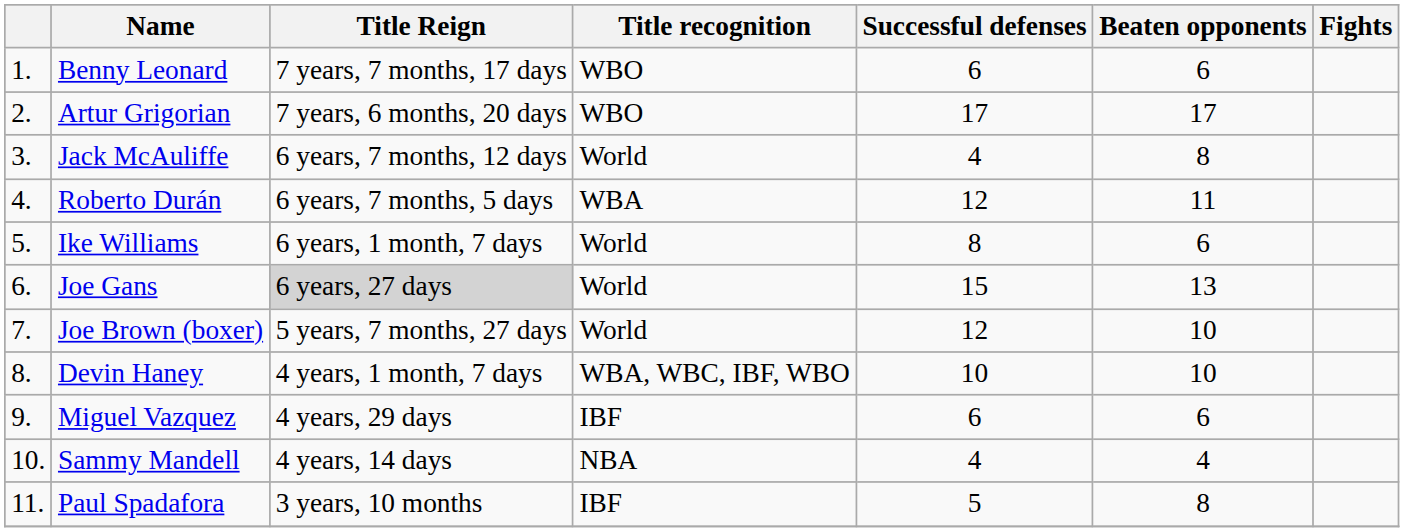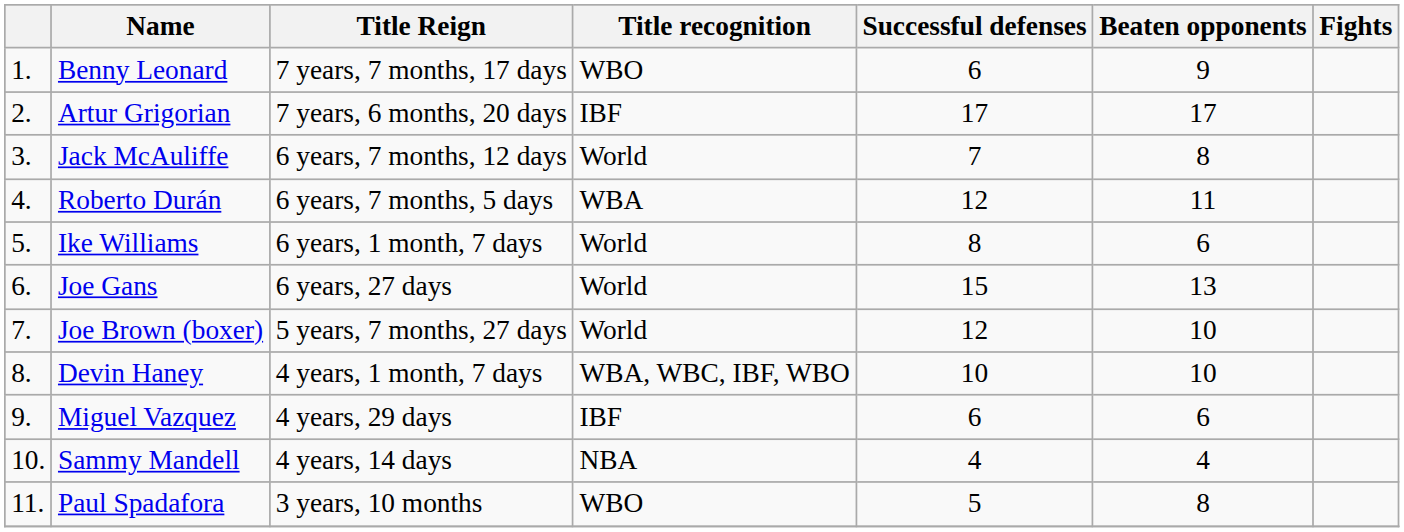(1203, 69) 6 -> (1203, 69) 9
(611, 112) WBO -> (601, 112) IBF
(975, 156) 4 -> (975, 156) 7
(364, 286) lightgrey background -> (364, 286) no background
(601, 503) IBF -> (611, 503) WBO
